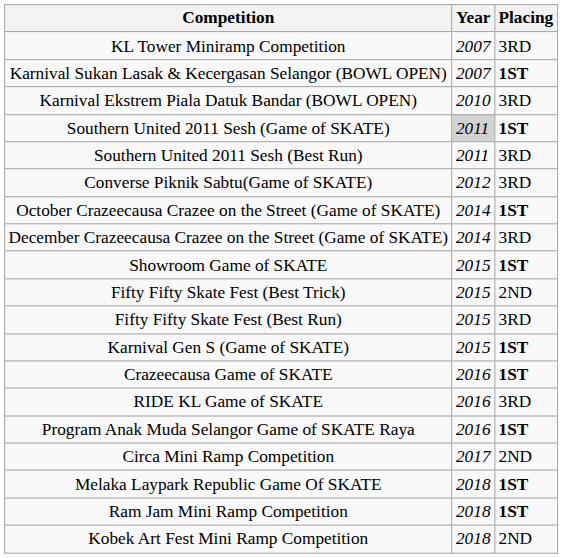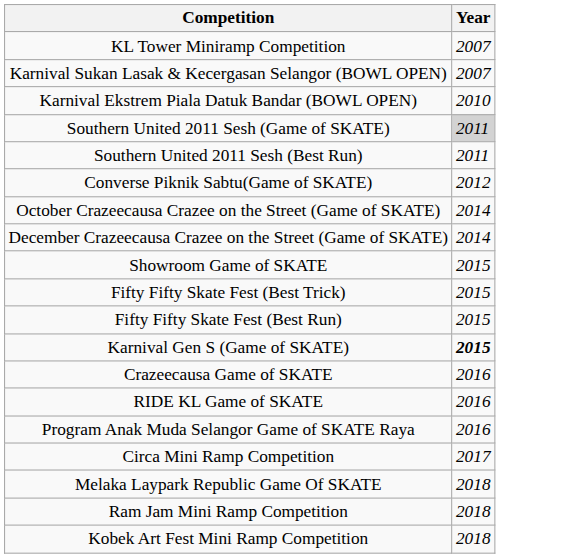- column: (526, 18)
(473, 347) normal -> (473, 347) bold
